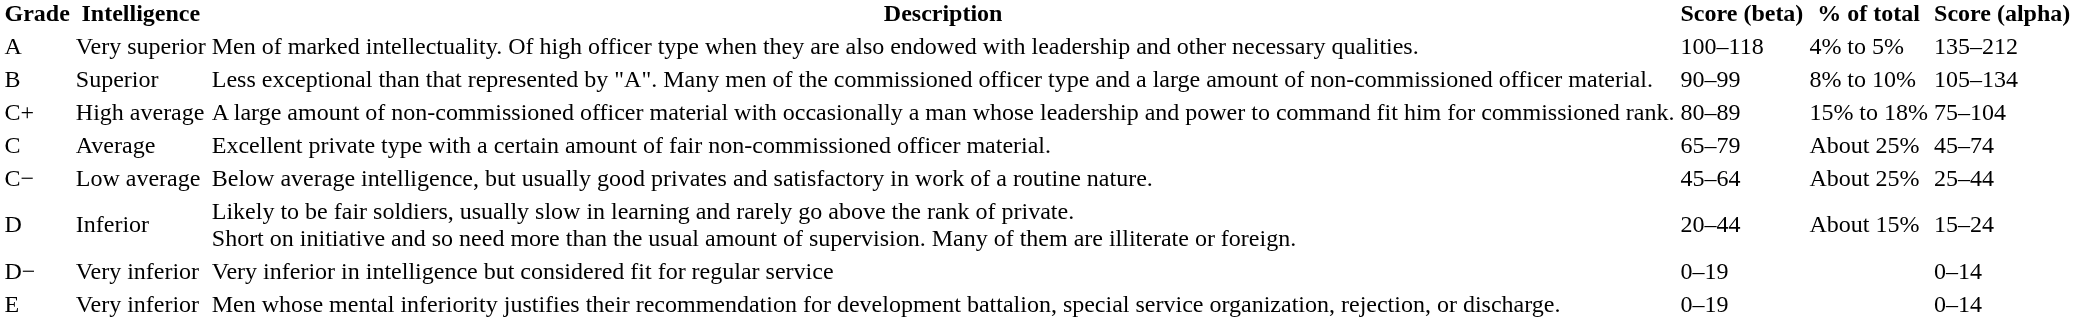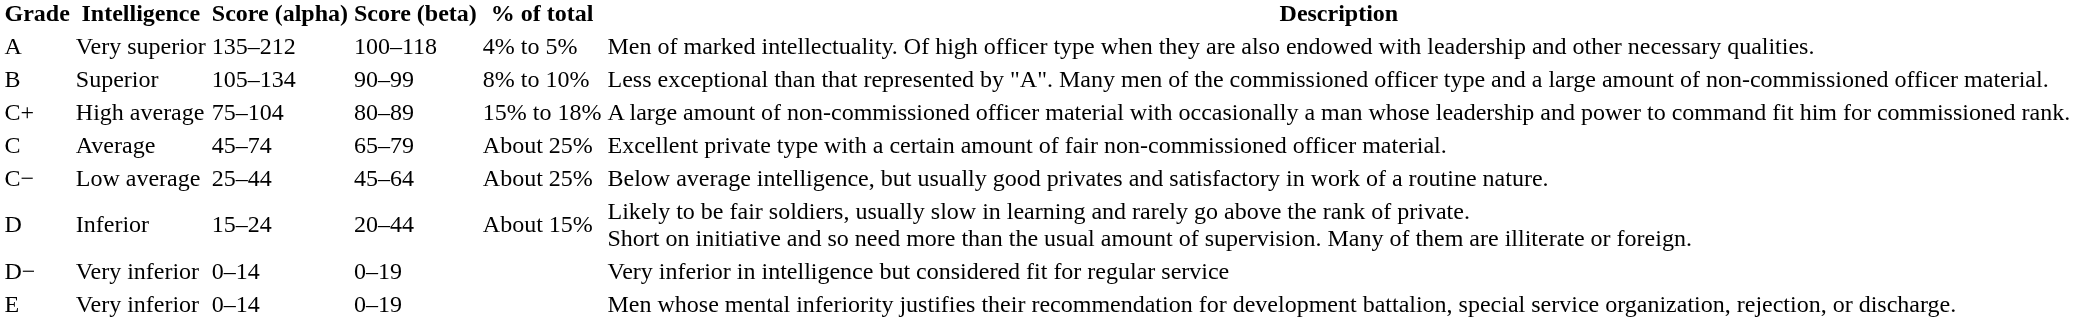columns swapped: (2002, 12) <-> (943, 12)
